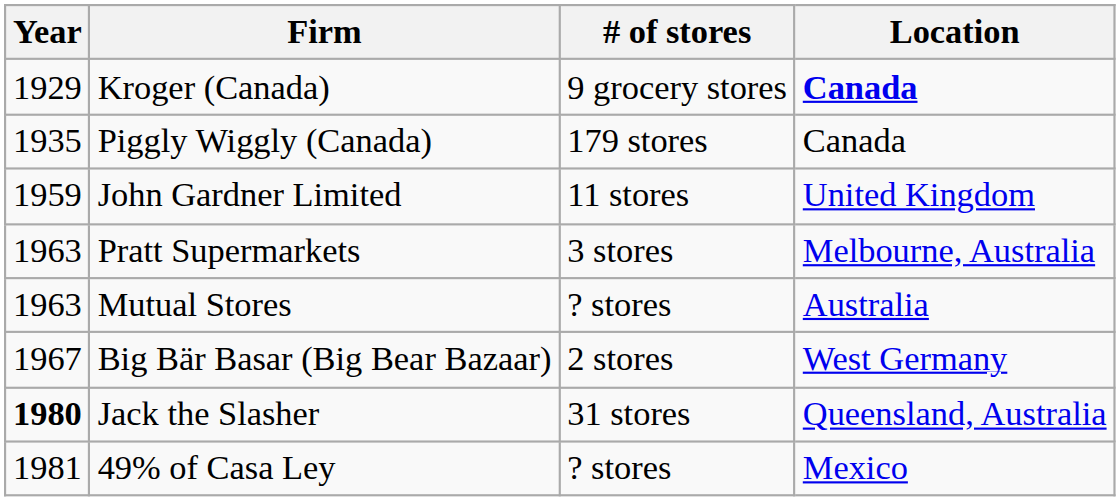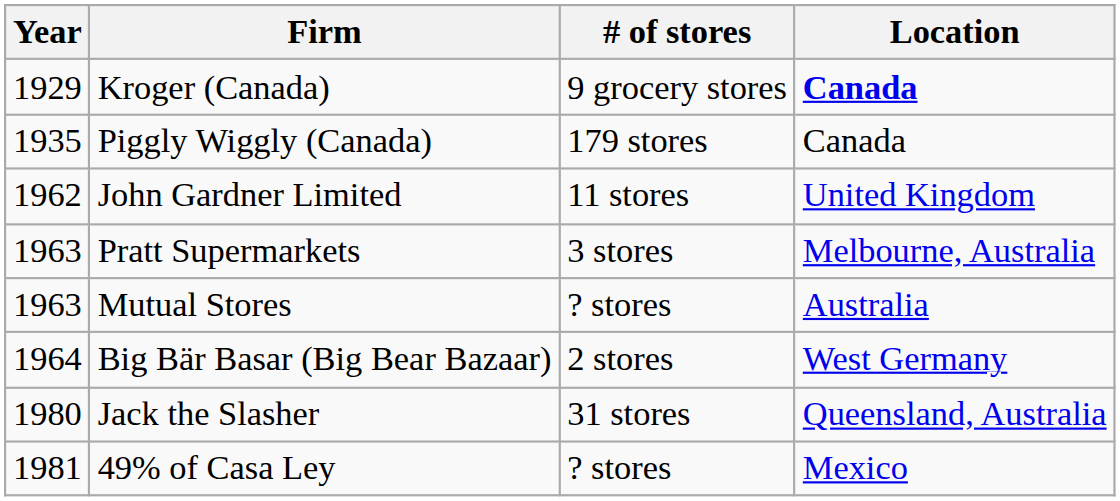(47, 195) 1959 -> (47, 195) 1962
(47, 359) 1967 -> (47, 359) 1964
(47, 413) bold -> (47, 413) normal
